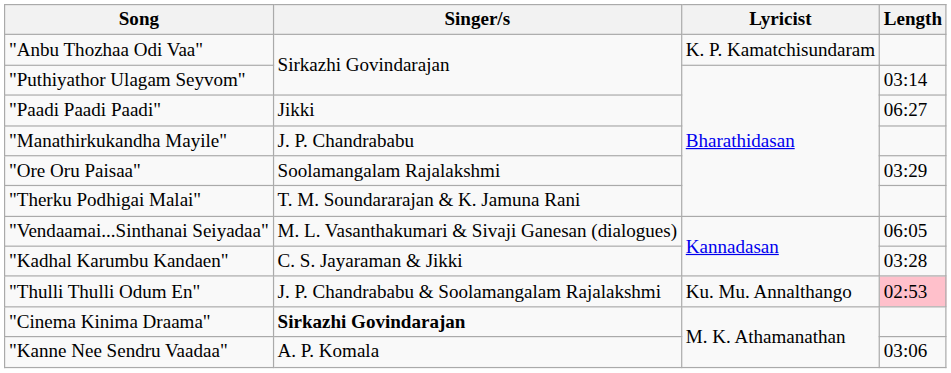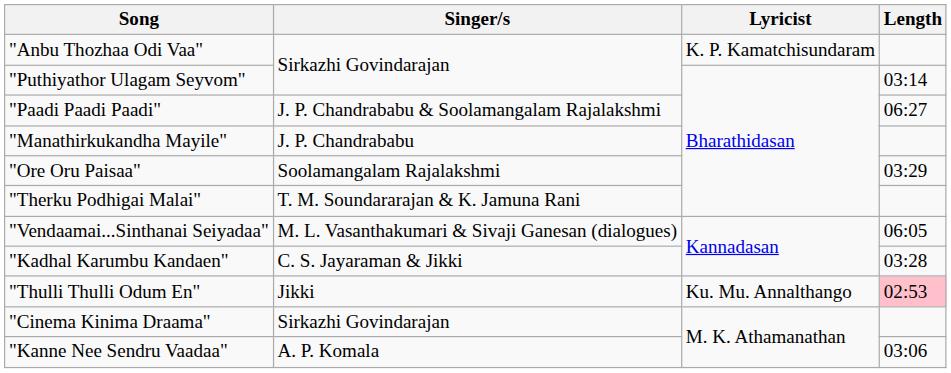(296, 110) Jikki -> (469, 110) J. P. Chandrababu & Soolamangalam Rajalakshmi
(469, 291) J. P. Chandrababu & Soolamangalam Rajalakshmi -> (296, 291) Jikki
(371, 321) bold -> (363, 321) normal
